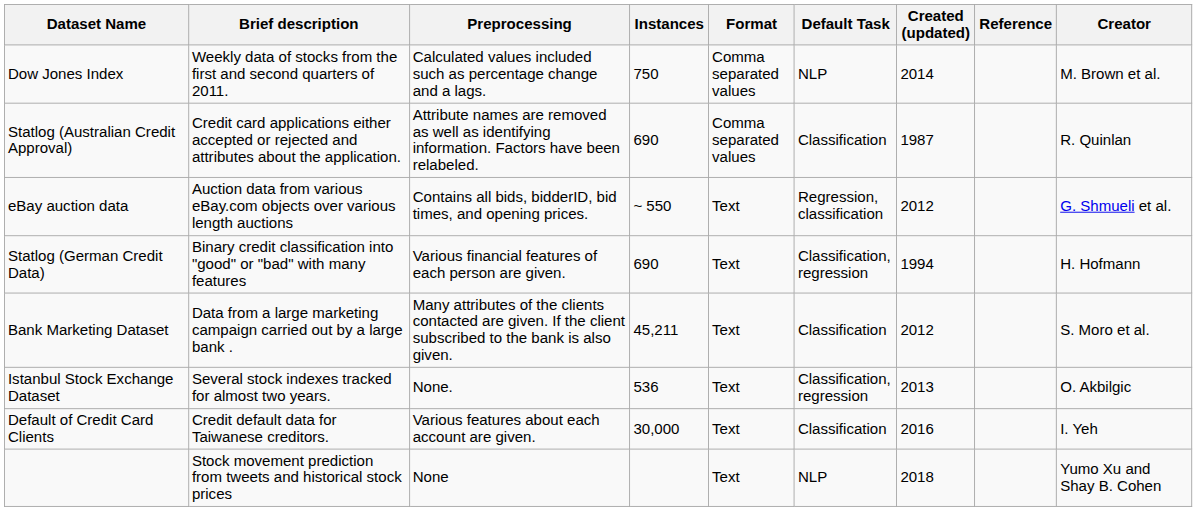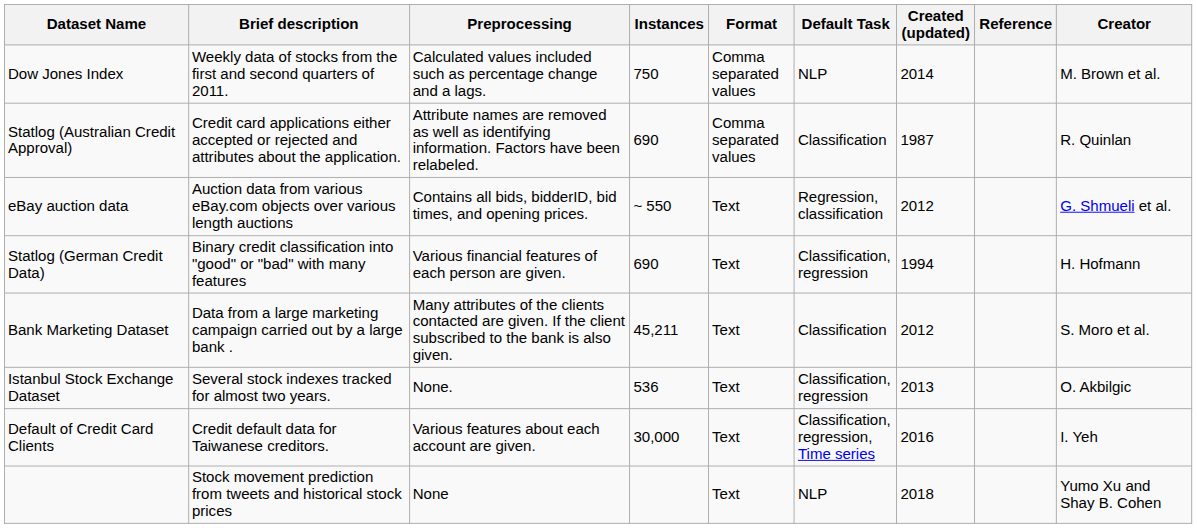(842, 428) Classification -> (844, 437) Classification, regression, Time series
